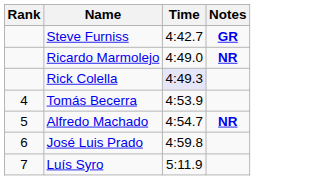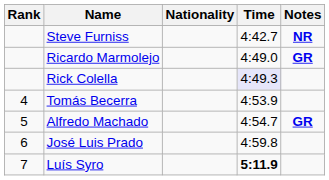+ column: (200, 15)
(228, 36) GR -> (303, 36) NR
(228, 57) NR -> (303, 57) GR
(228, 121) NR -> (303, 121) GR
(184, 164) normal -> (259, 164) bold
